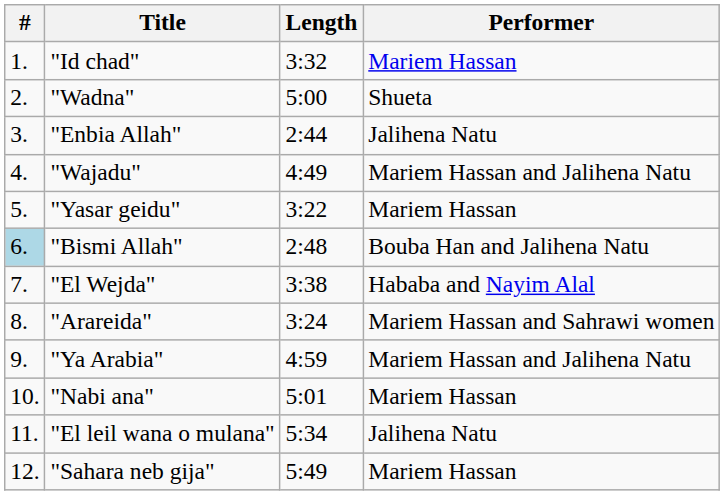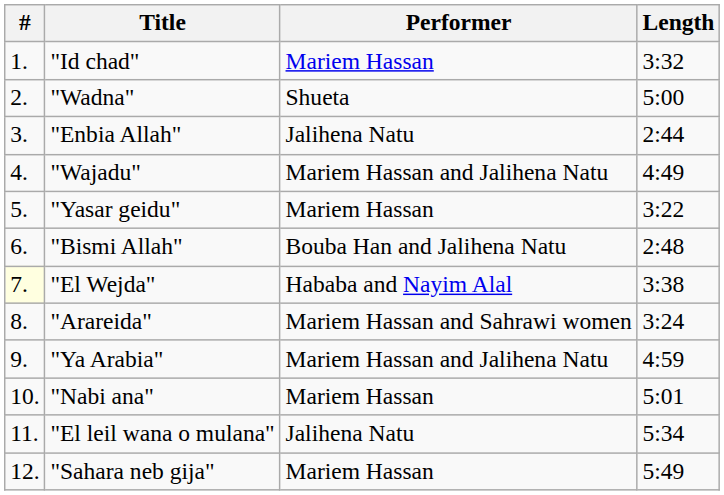columns swapped: (541, 23) <-> (321, 23)
(19, 246) lightblue background -> (19, 246) no background
(19, 284) no background -> (19, 284) lightyellow background
